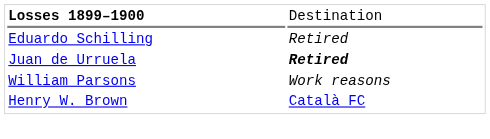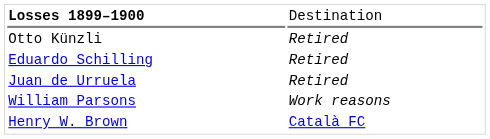+ row: (55, 39)
(319, 60) bold -> (319, 81) normal
